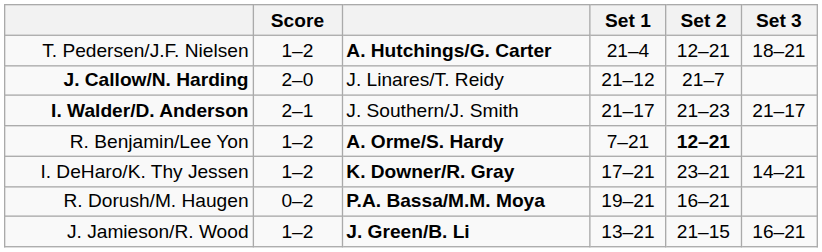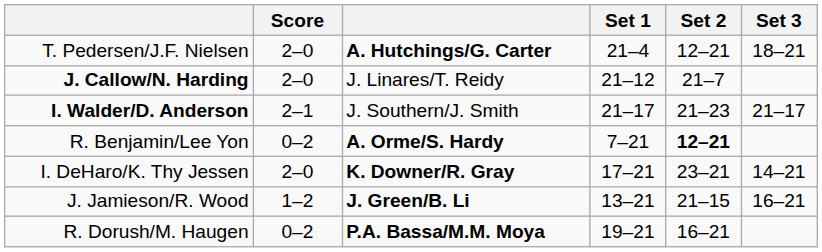(297, 50) 1–2 -> (297, 50) 2–0
(297, 141) 1–2 -> (297, 141) 0–2
(297, 171) 1–2 -> (297, 171) 2–0
rows swapped: (158, 232) <-> (156, 202)
